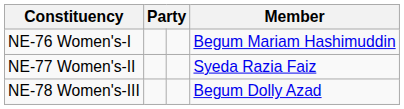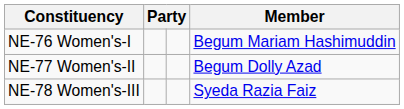(255, 66) Syeda Razia Faiz -> (258, 66) Begum Dolly Azad
(258, 91) Begum Dolly Azad -> (255, 91) Syeda Razia Faiz
